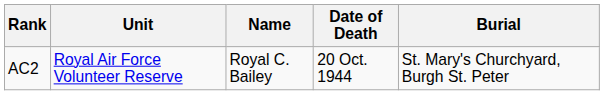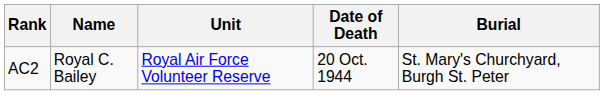columns swapped: (270, 25) <-> (138, 25)
